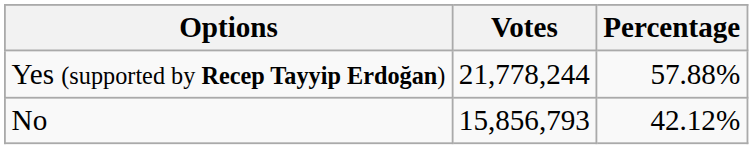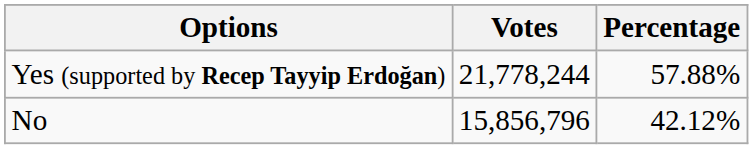(524, 119) 15,856,793 -> (524, 119) 15,856,796
